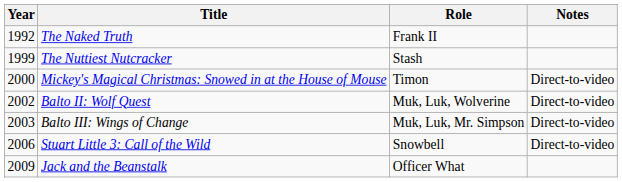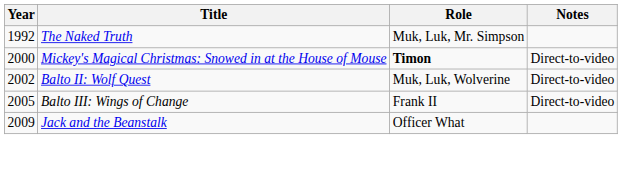(415, 36) Frank II -> (459, 36) Muk, Luk, Mr. Simpson
- row: (106, 58)
(411, 79) normal -> (412, 58) bold
(21, 123) 2003 -> (21, 101) 2005
(459, 123) Muk, Luk, Mr. Simpson -> (415, 101) Frank II
- row: (126, 144)
